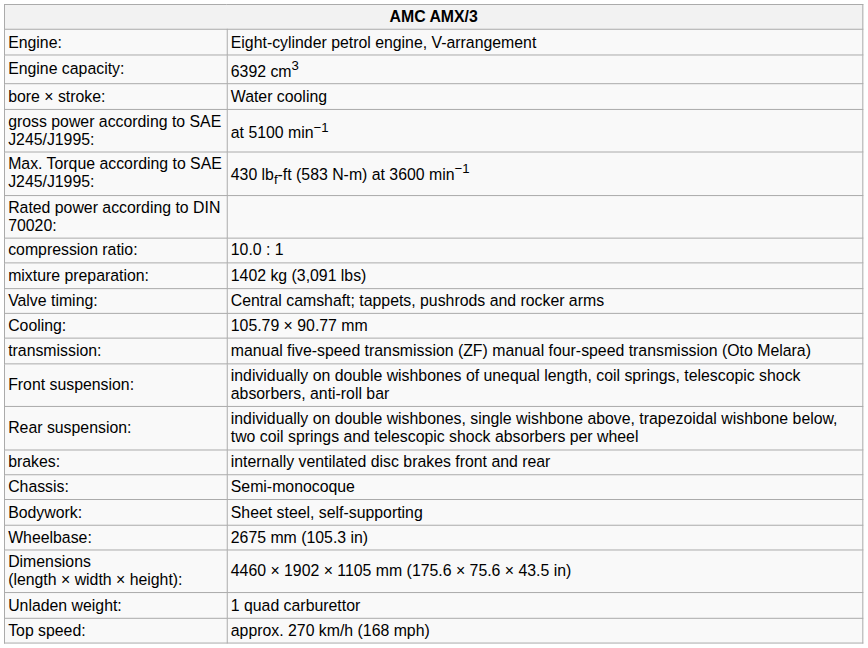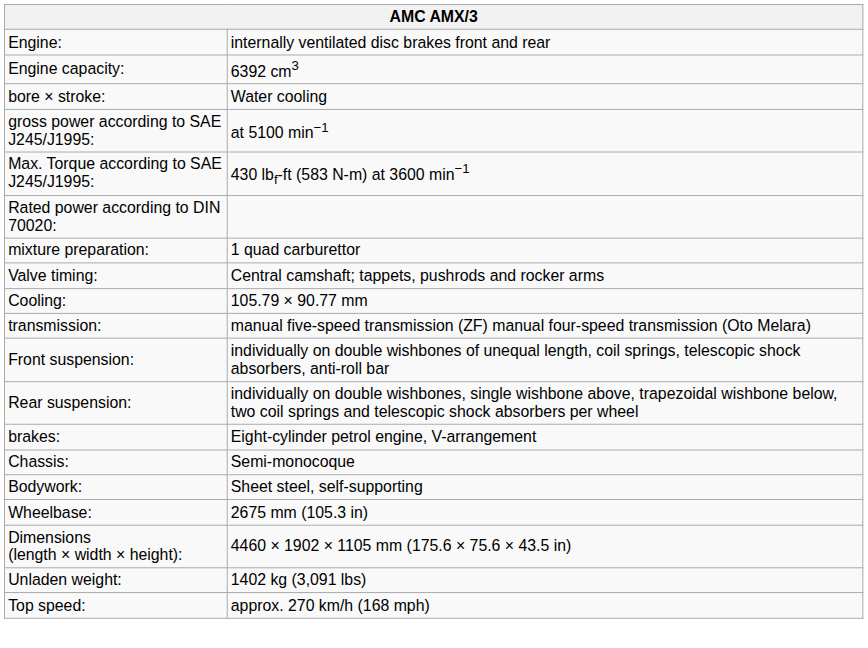(384, 42) Eight-cylinder petrol engine, V-arrangement -> (391, 42) internally ventilated disc brakes front and rear
- row: (75, 250)
(299, 275) 1402 kg (3,091 lbs) -> (295, 250) 1 quad carburettor
(391, 462) internally ventilated disc brakes front and rear -> (384, 437) Eight-cylinder petrol engine, V-arrangement
(295, 605) 1 quad carburettor -> (299, 580) 1402 kg (3,091 lbs)
